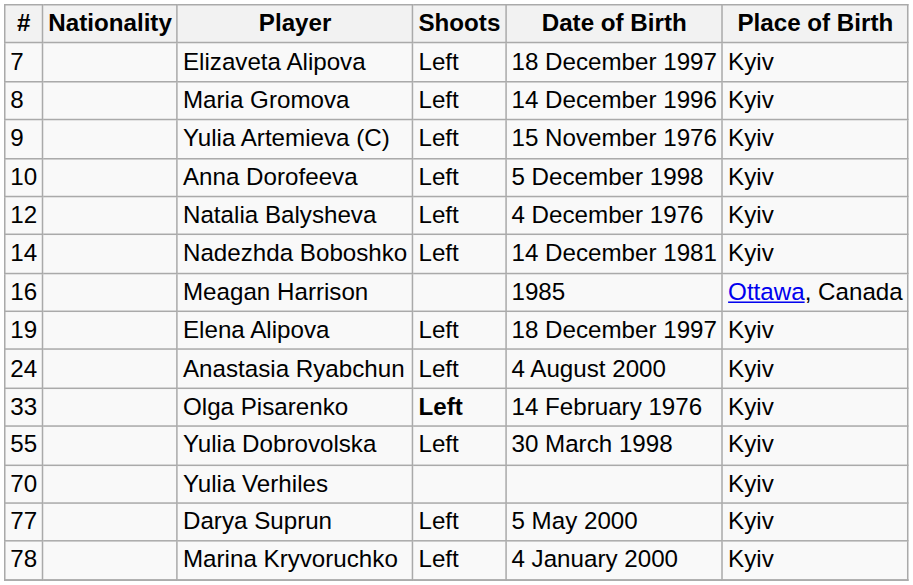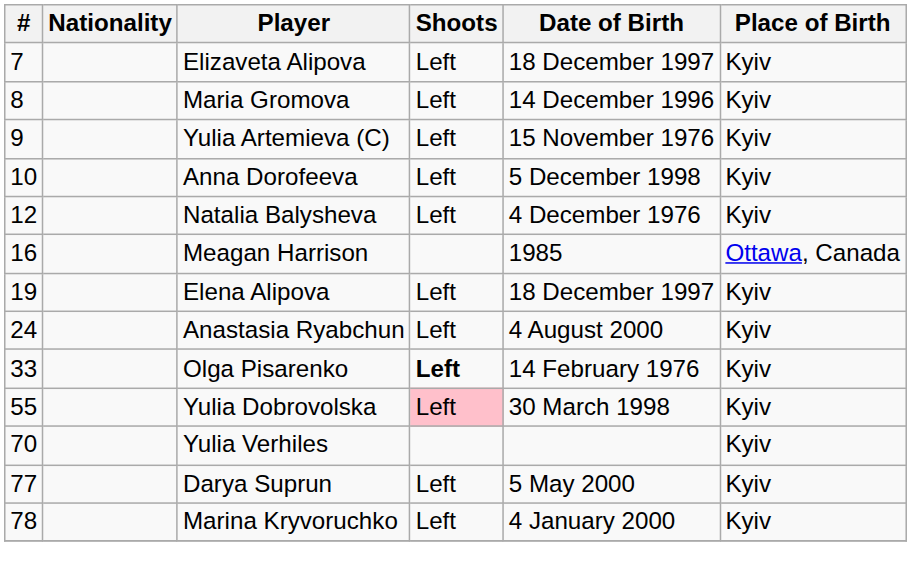- row: (295, 253)
(439, 445) no background -> (436, 406) pink background
